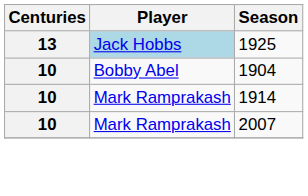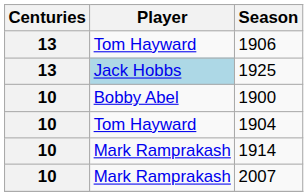+ row: (257, 44)
+ row: (257, 97)
(136, 71) Bobby Abel -> (145, 124) Tom Hayward
